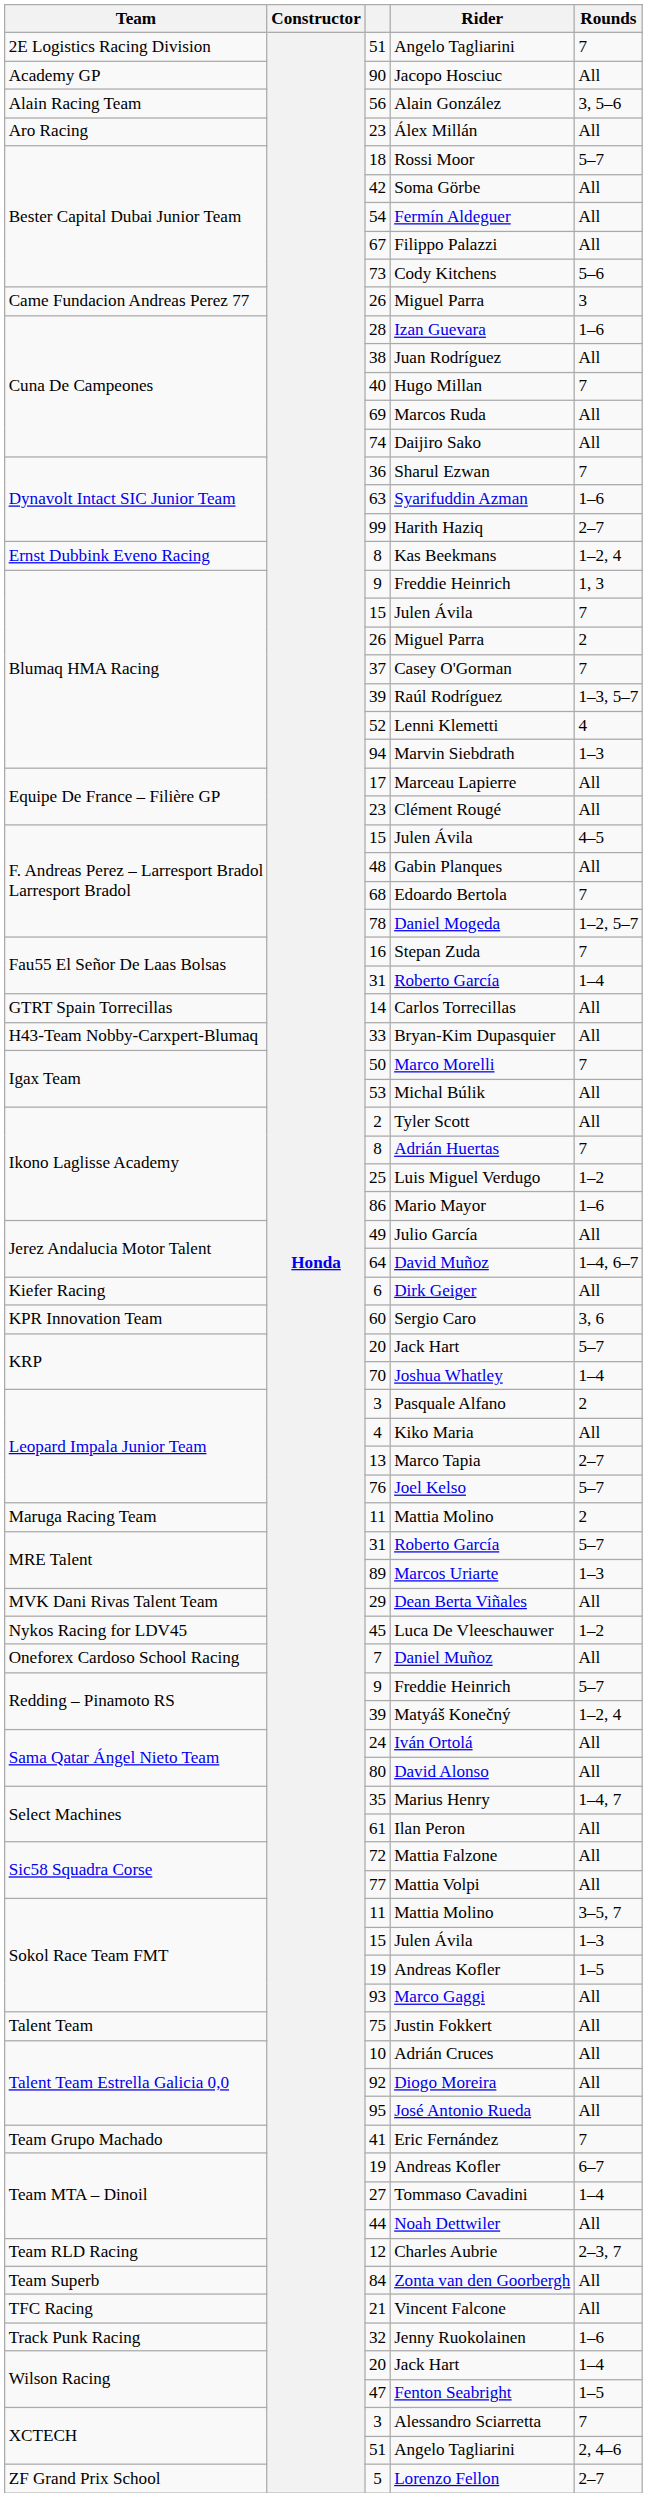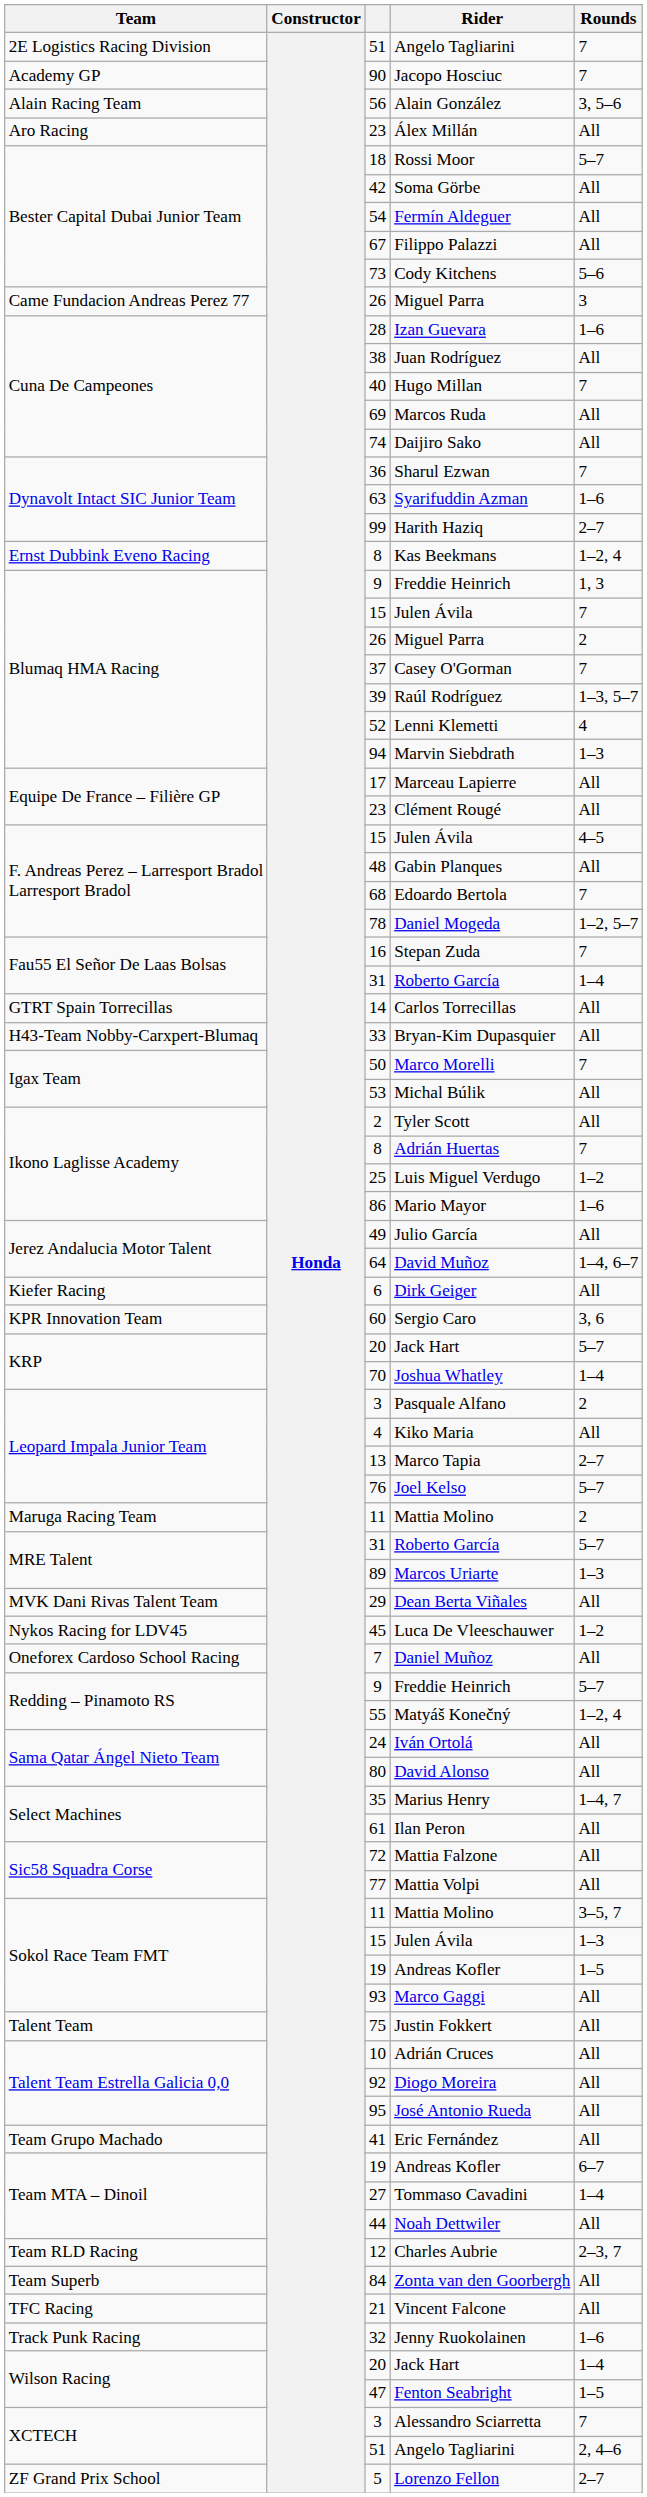(589, 74) All -> (583, 74) 7
(377, 1714) 39 -> (377, 1714) 55
(583, 2138) 7 -> (589, 2138) All
